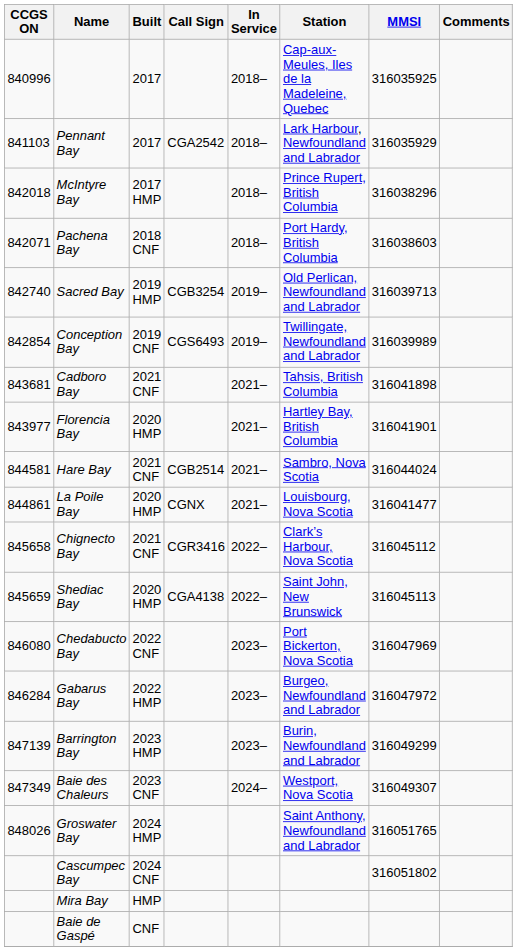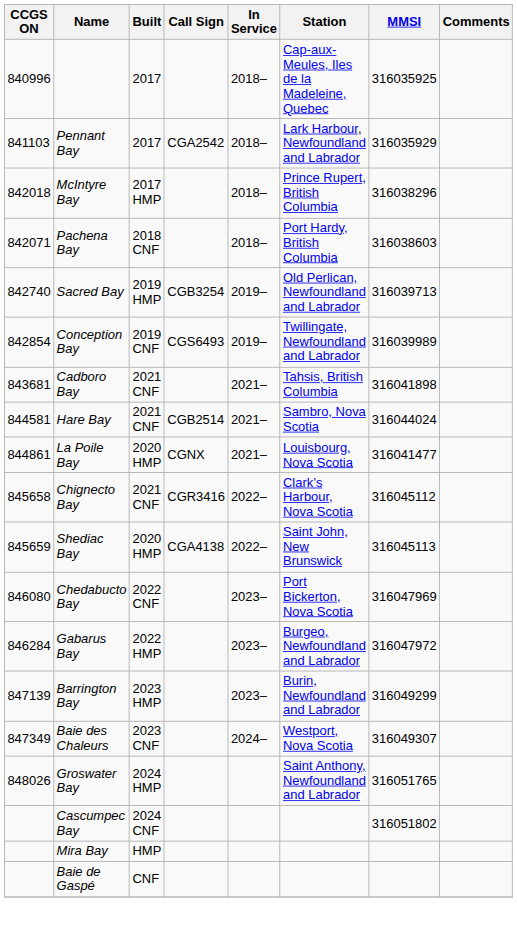- row: (29, 427)
